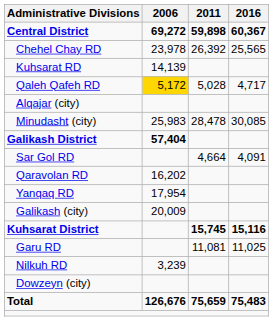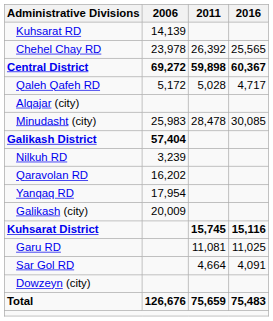rows swapped: (48, 31) <-> (49, 67)
(172, 85) gold background -> (172, 85) no background
rows swapped: (42, 265) <-> (45, 157)
